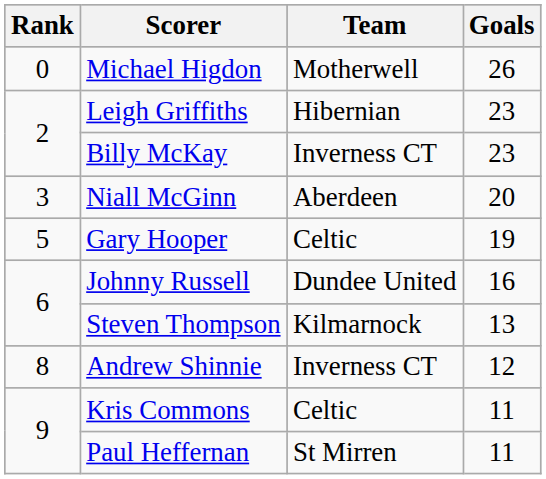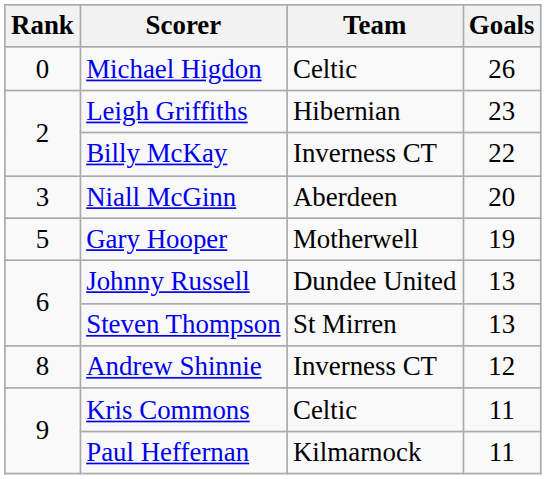(356, 68) Motherwell -> (325, 68) Celtic
(502, 153) 23 -> (502, 153) 22
(325, 238) Celtic -> (356, 238) Motherwell
(502, 281) 16 -> (502, 281) 13
(357, 324) Kilmarnock -> (345, 324) St Mirren
(345, 452) St Mirren -> (357, 452) Kilmarnock
